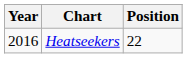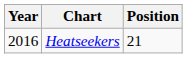(134, 40) 22 -> (134, 40) 21
